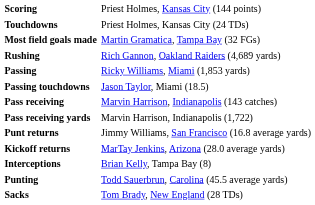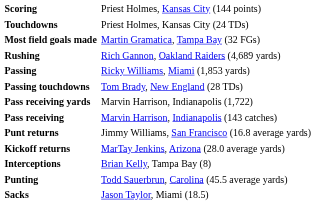(155, 86) Jason Taylor, Miami (18.5) -> (172, 86) Tom Brady, New England (28 TDs)
rows swapped: (34, 102) <-> (47, 117)
(172, 195) Tom Brady, New England (28 TDs) -> (155, 195) Jason Taylor, Miami (18.5)
